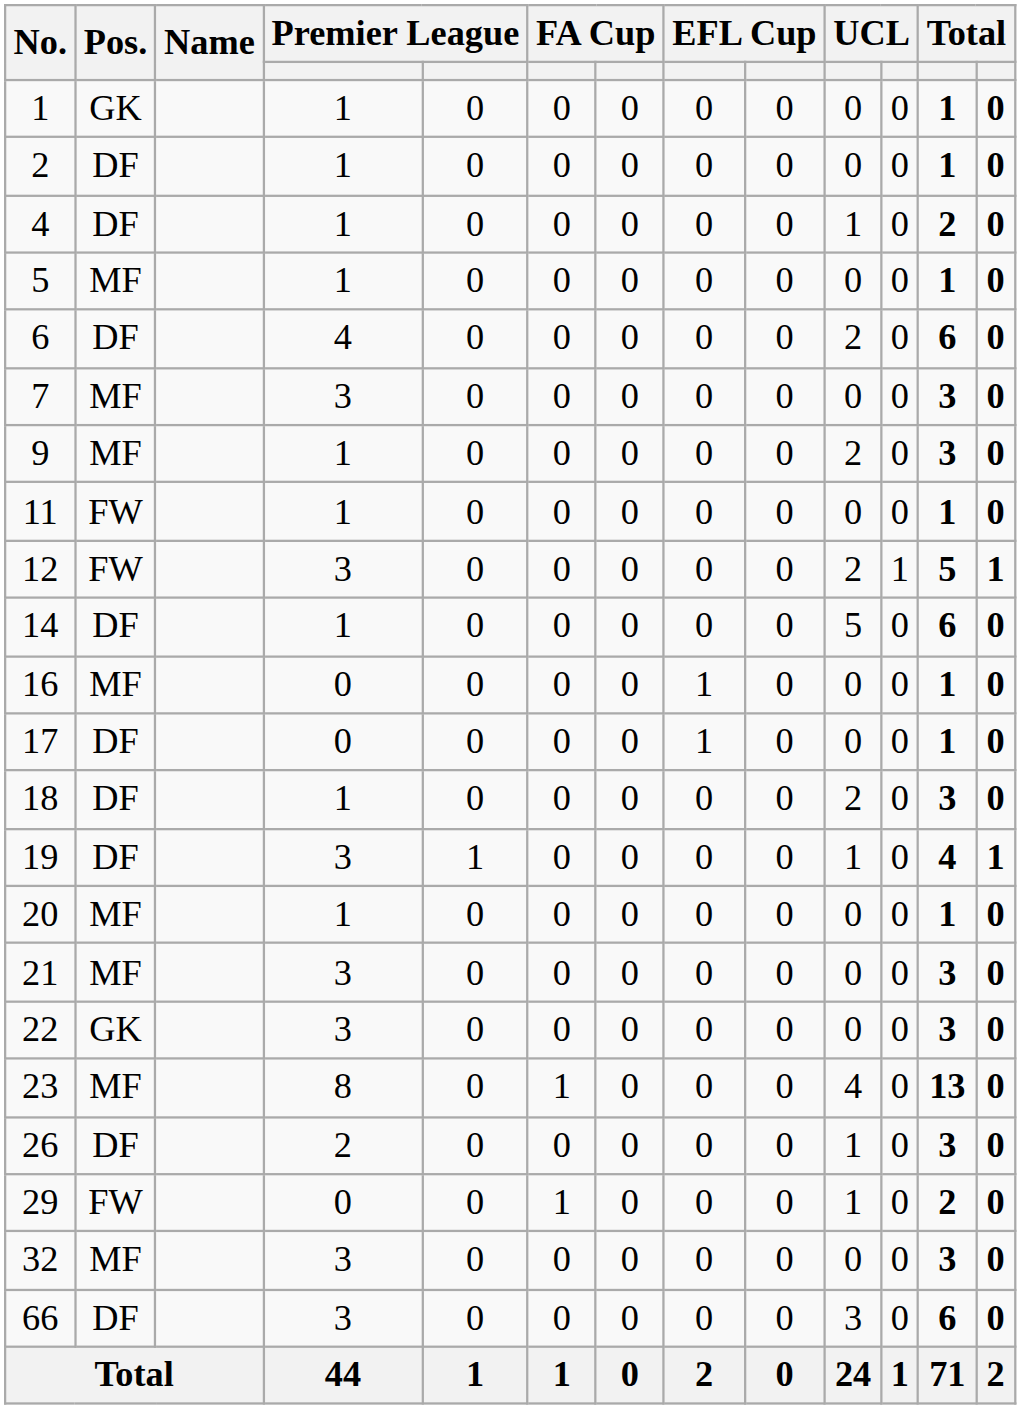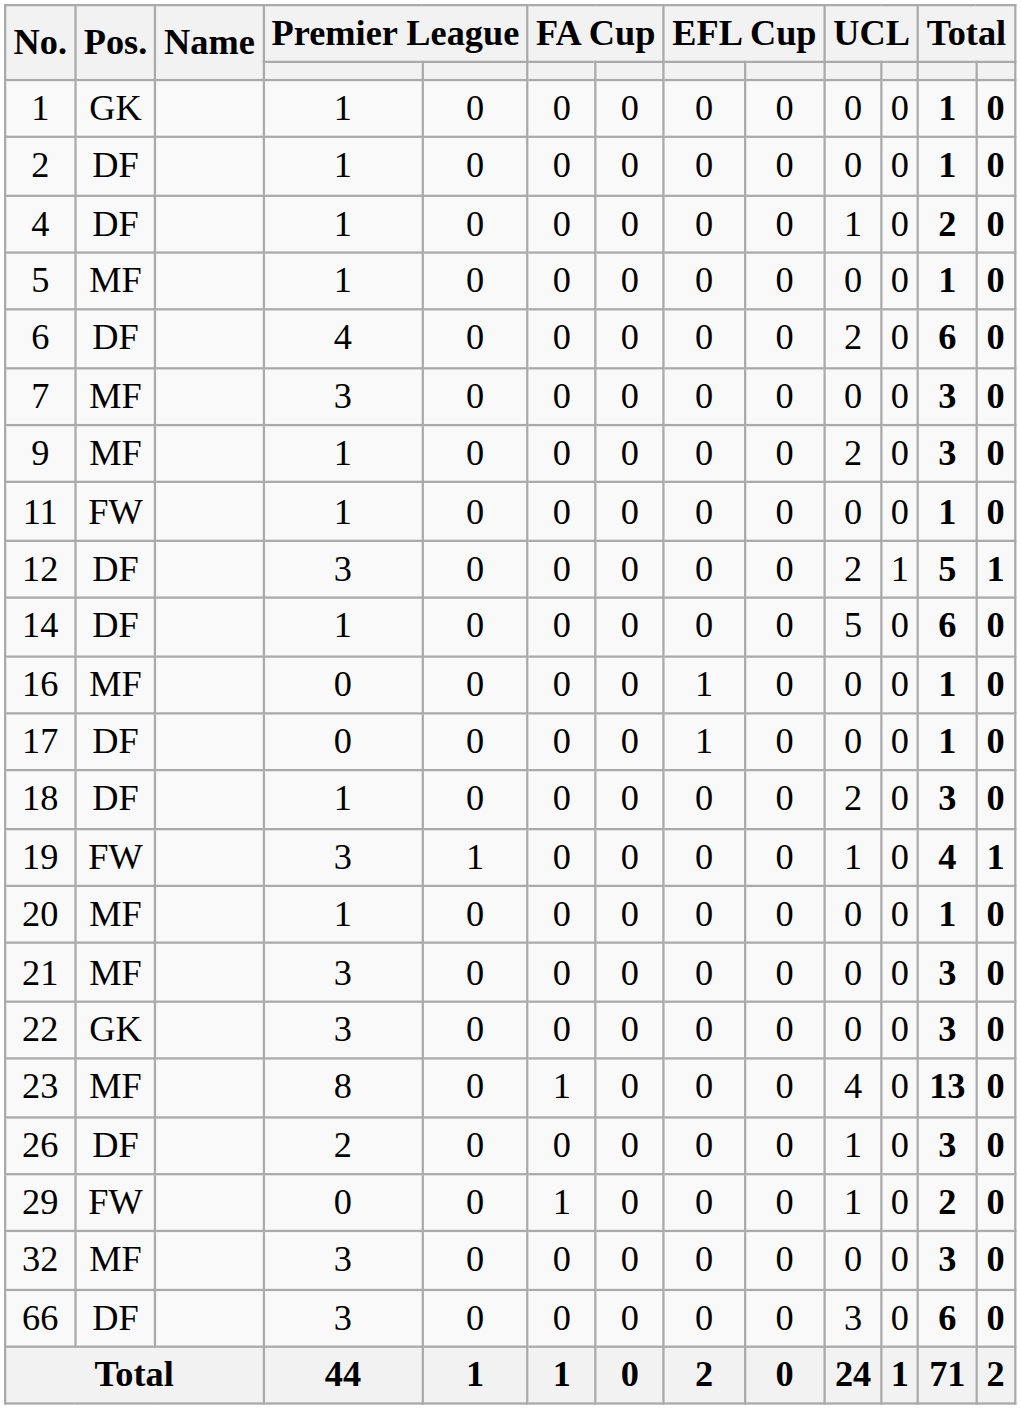(116, 568) FW -> (115, 568) DF
(115, 856) DF -> (116, 856) FW
